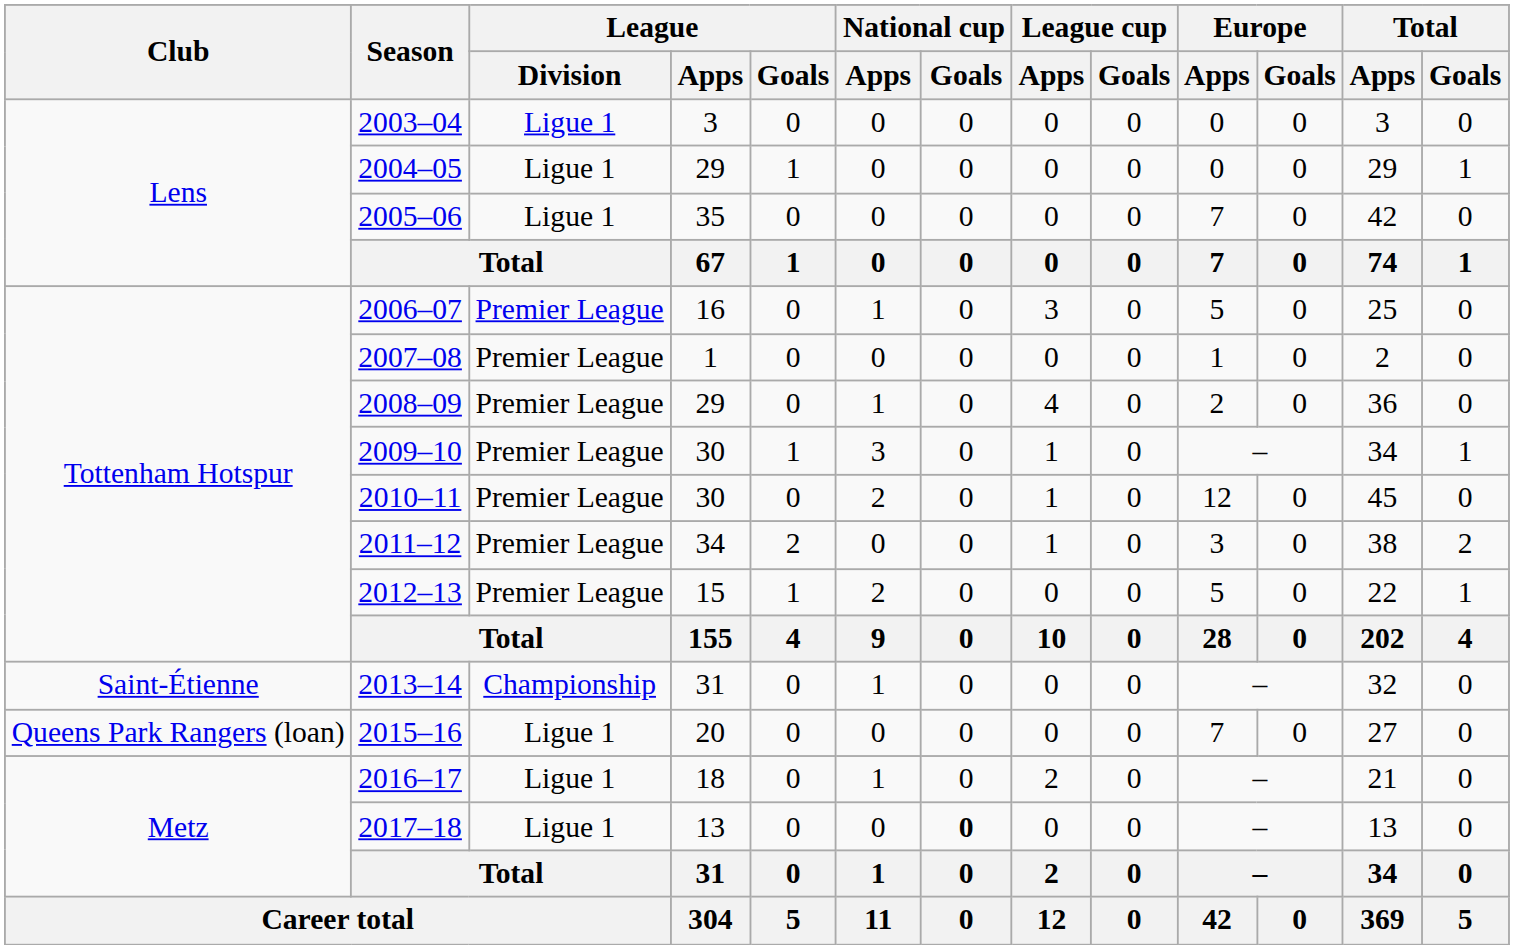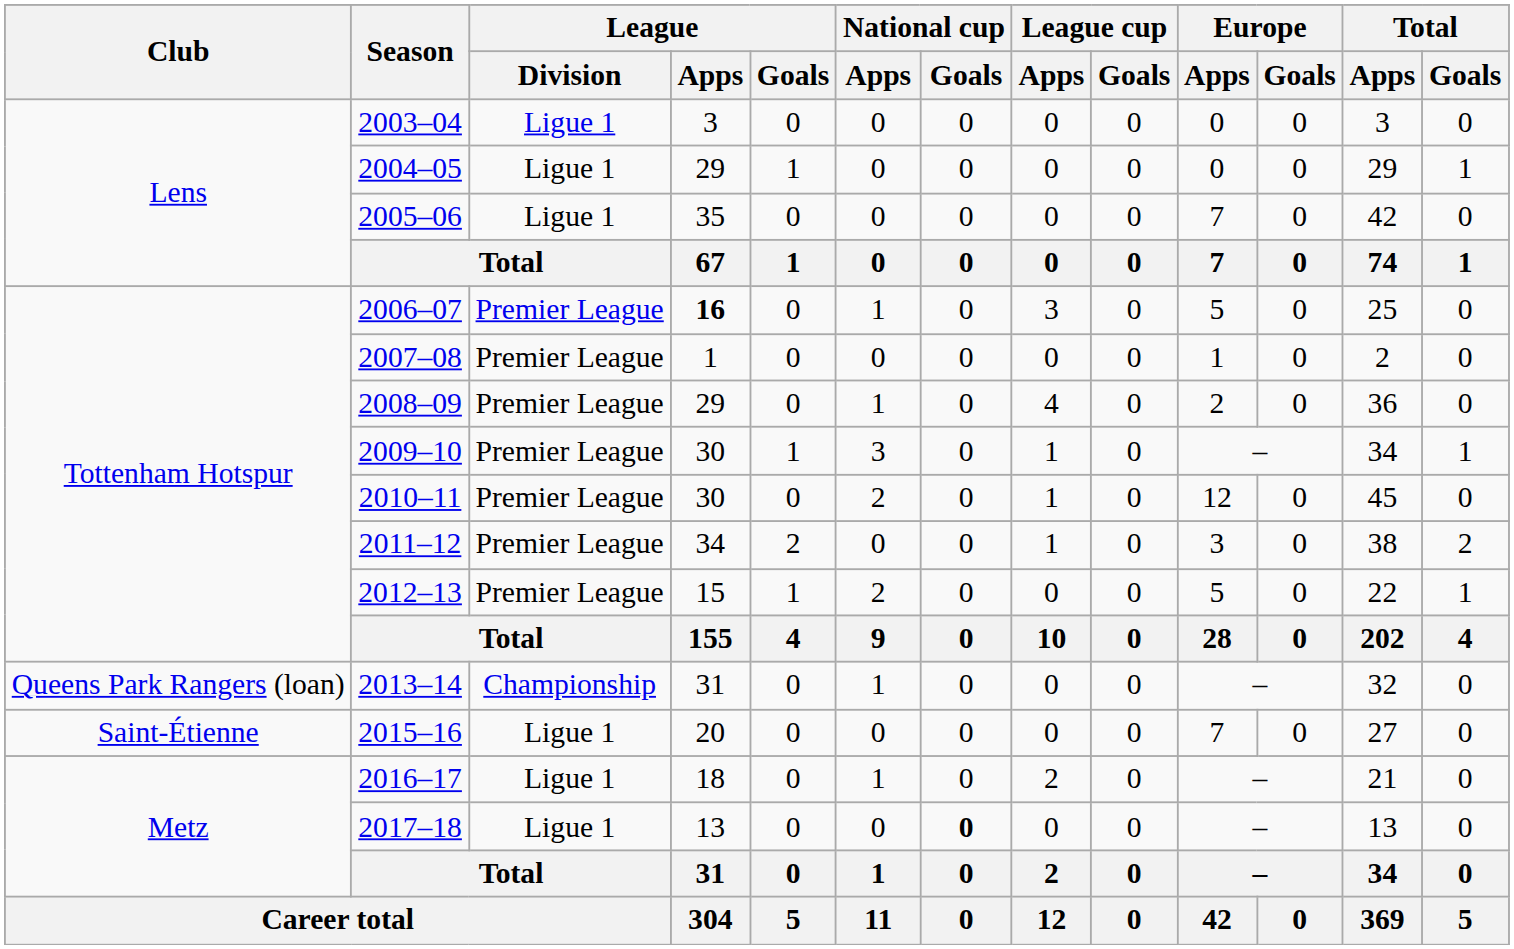(710, 309) normal -> (710, 309) bold
(178, 685) Saint-Étienne -> (178, 685) Queens Park Rangers (loan)
(178, 732) Queens Park Rangers (loan) -> (178, 732) Saint-Étienne
